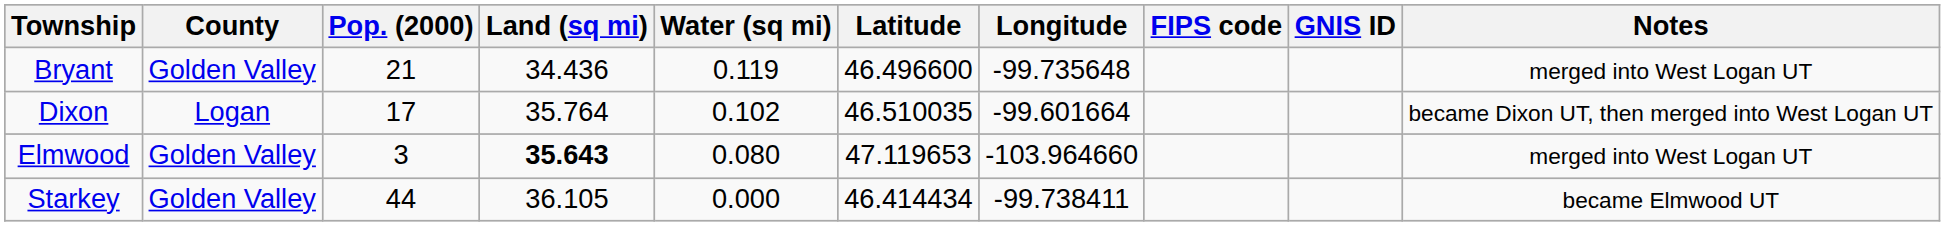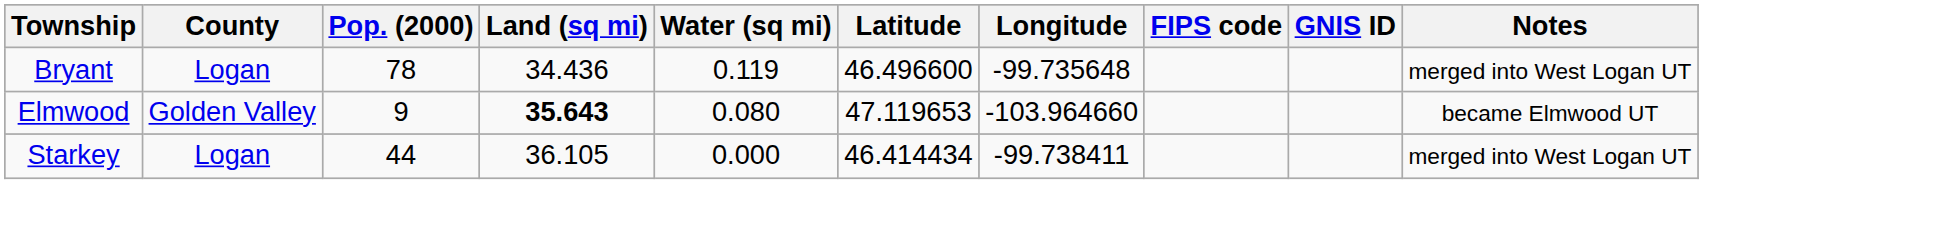(232, 69) Golden Valley -> (232, 69) Logan
(401, 69) 21 -> (401, 69) 78
- row: (74, 112)
(401, 155) 3 -> (401, 112) 9
(1671, 157) merged into West Logan UT -> (1550, 114) became Elmwood UT
(232, 198) Golden Valley -> (232, 155) Logan
(1671, 200) became Elmwood UT -> (1550, 157) merged into West Logan UT
